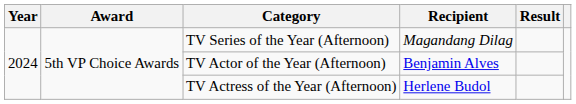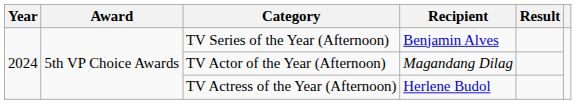(458, 39) Magandang Dilag -> (451, 39) Benjamin Alves
(451, 63) Benjamin Alves -> (458, 63) Magandang Dilag
